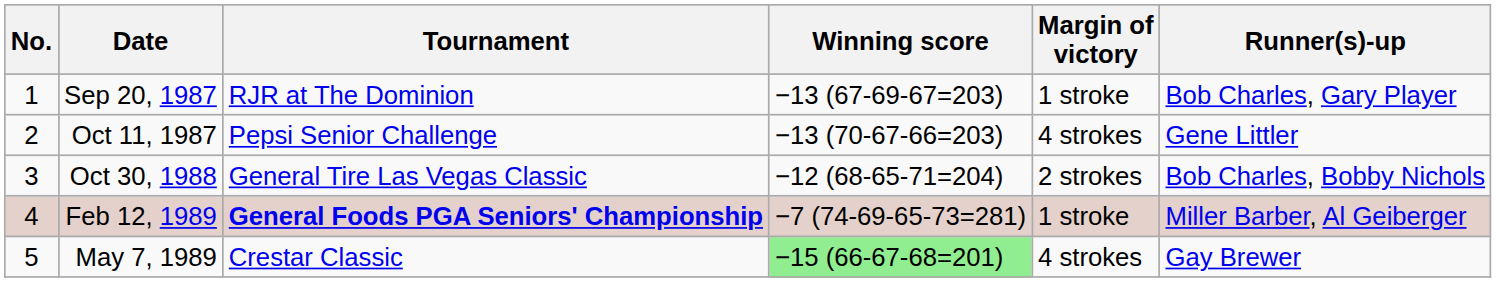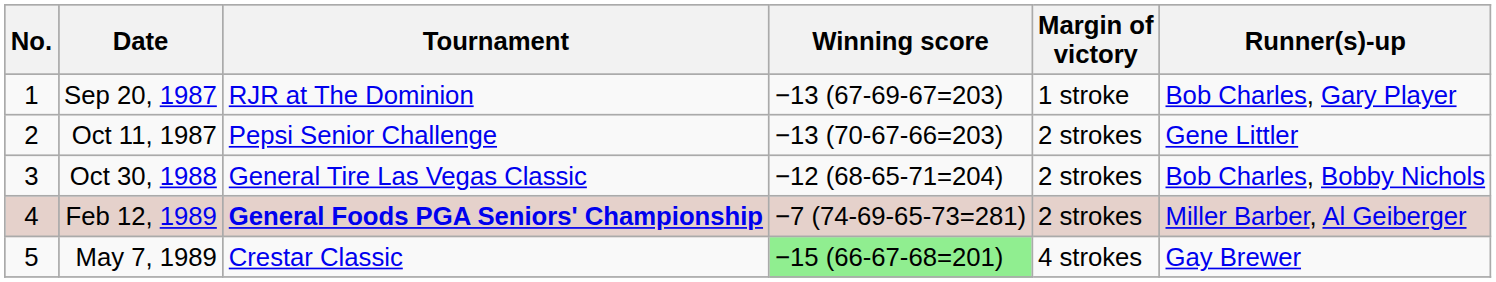(1090, 135) 4 strokes -> (1090, 135) 2 strokes
(1084, 217) 1 stroke -> (1090, 217) 2 strokes
